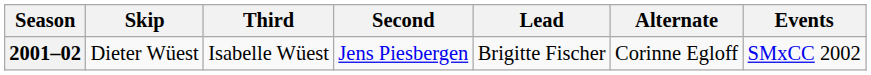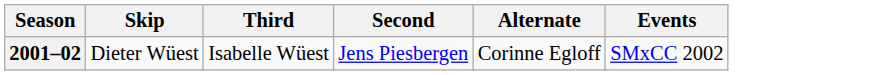- column: (542, 20)
